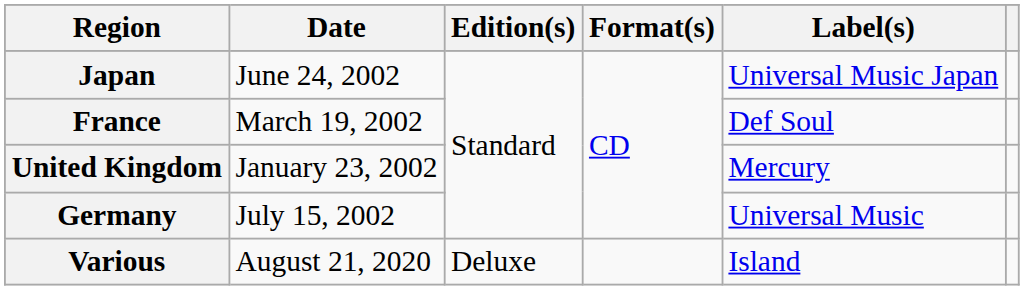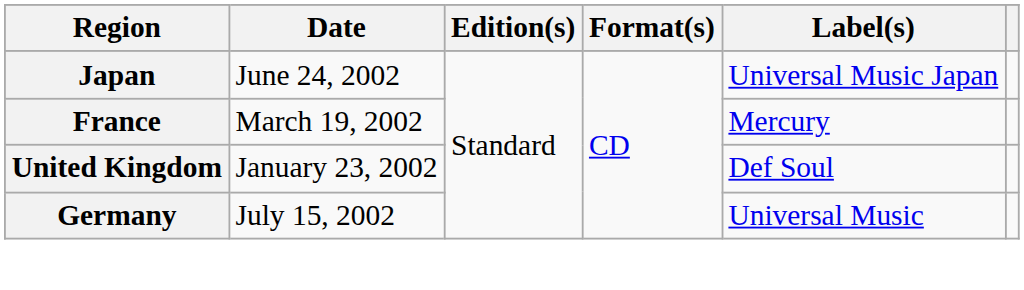(781, 121) Def Soul -> (779, 121) Mercury
(779, 167) Mercury -> (781, 167) Def Soul
- row: (117, 261)
